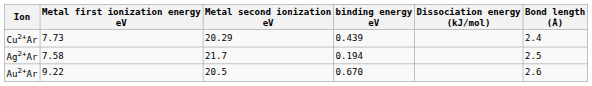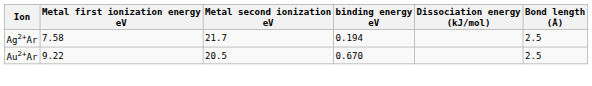- row: (22, 38)
(533, 73) 2.6 -> (533, 55) 2.5
